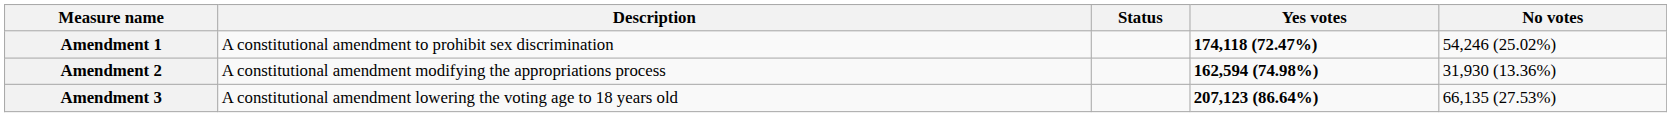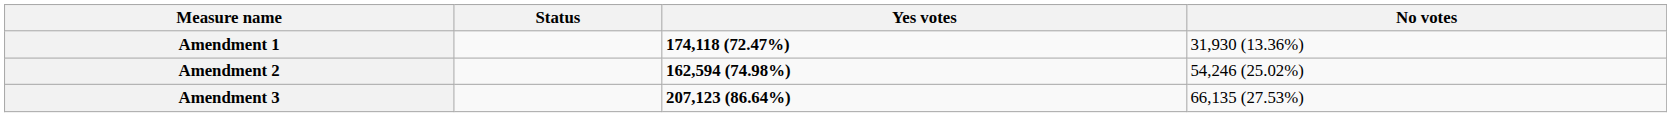- column: (654, 17)
(1499, 44) 54,246 (25.02%) -> (1247, 44) 31,930 (13.36%)
(1499, 71) 31,930 (13.36%) -> (1247, 71) 54,246 (25.02%)
